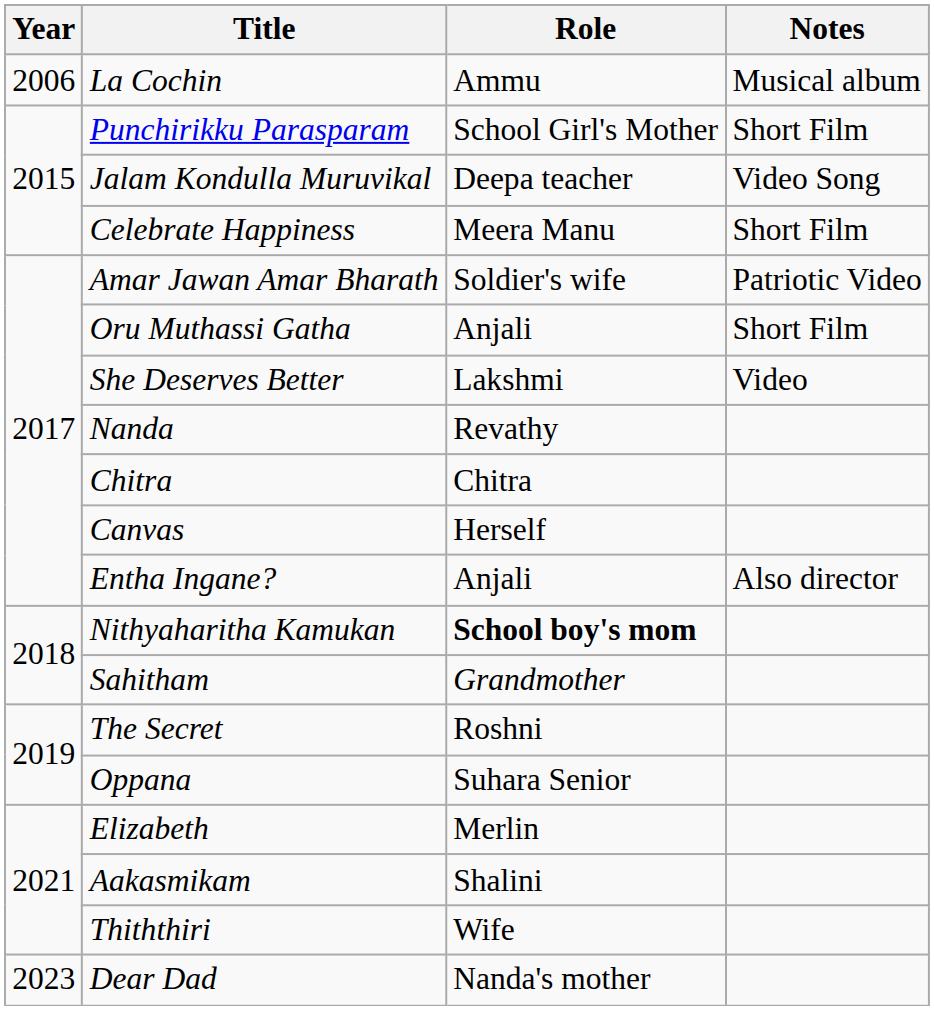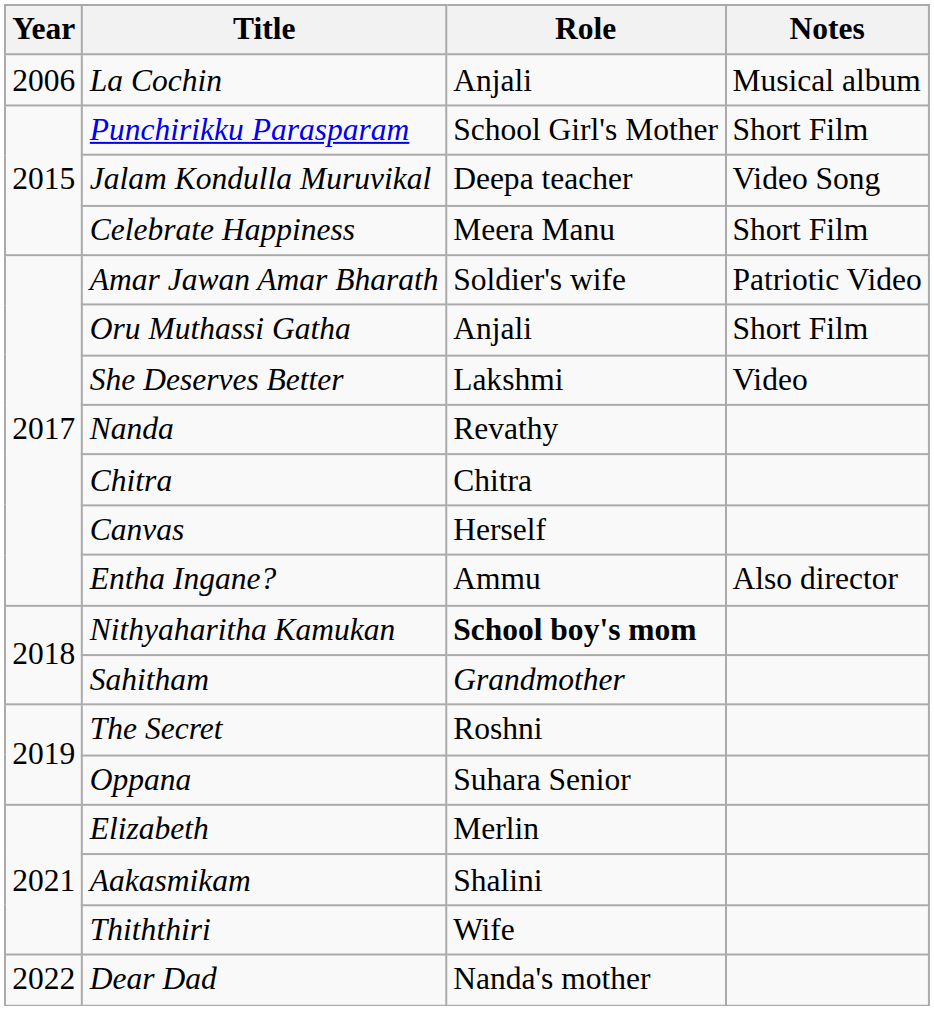(497, 79) Ammu -> (493, 79) Anjali
(493, 579) Anjali -> (497, 579) Ammu
(44, 979) 2023 -> (44, 979) 2022
